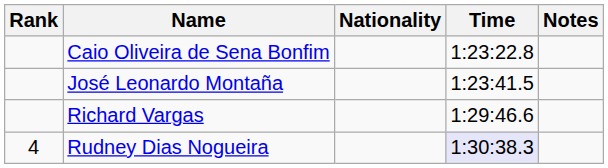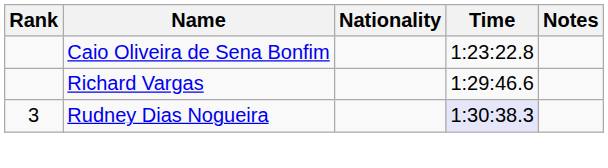- row: (175, 83)
(34, 147) 4 -> (34, 115) 3
